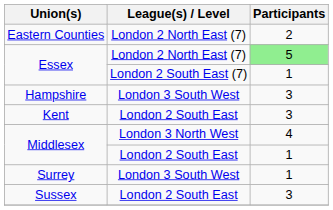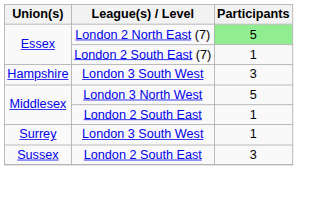- row: (56, 34)
- row: (56, 114)
(289, 134) 4 -> (253, 94) 5
